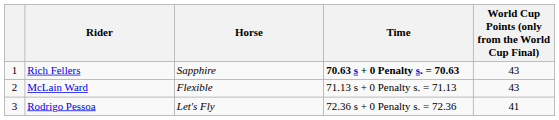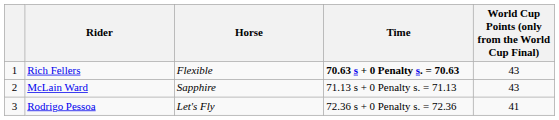(196, 70) Sapphire -> (195, 70) Flexible
(195, 88) Flexible -> (196, 88) Sapphire
